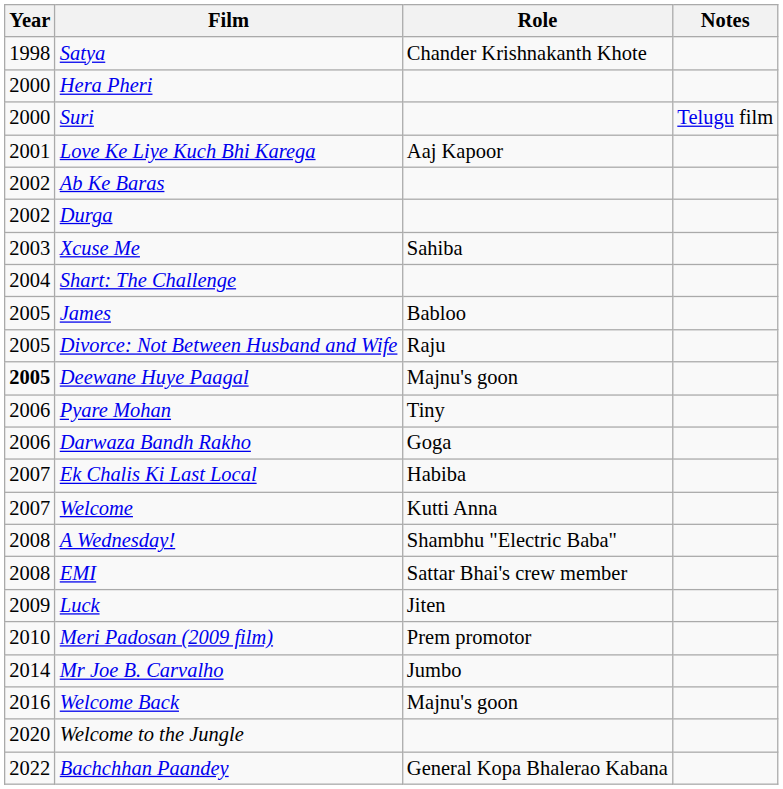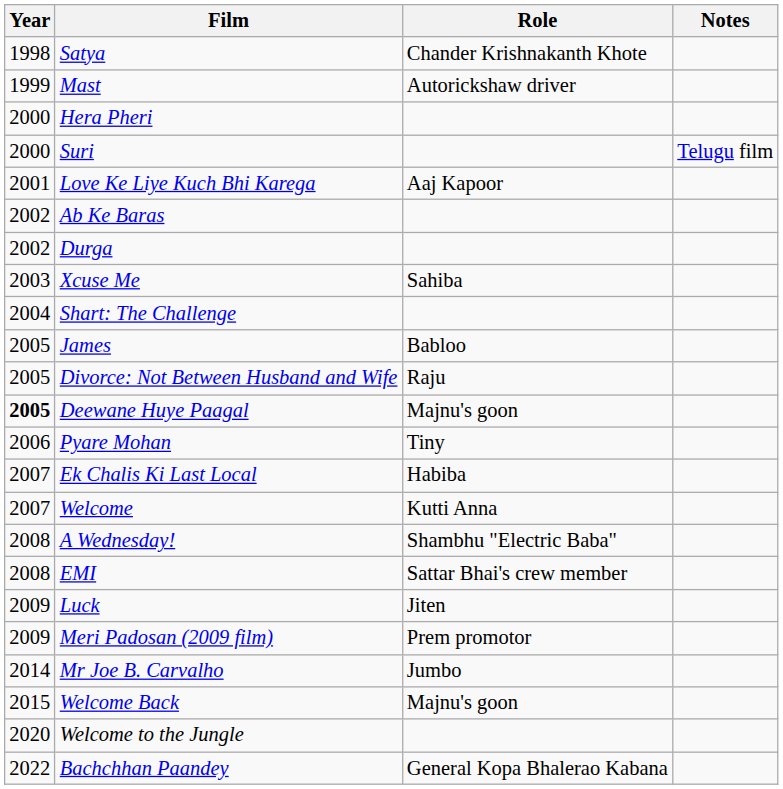+ row: (80, 85)
- row: (155, 442)
(30, 637) 2010 -> (30, 637) 2009
(30, 702) 2016 -> (30, 702) 2015
